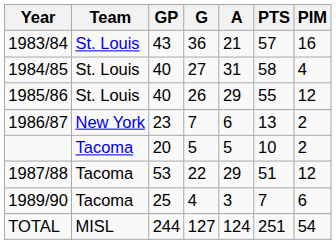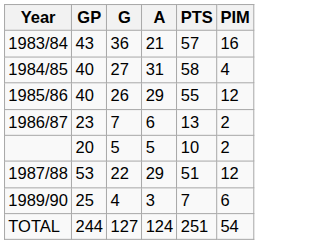- column: (110, 17)
